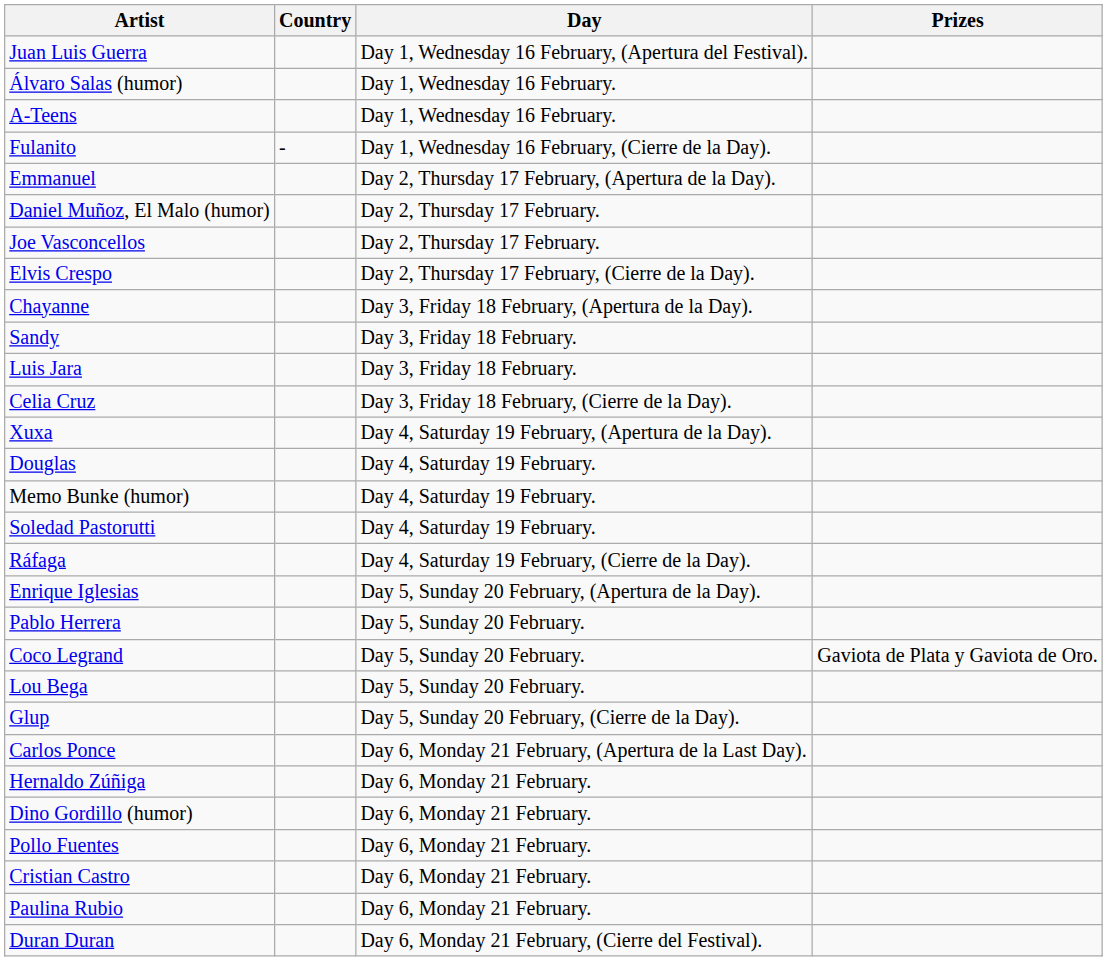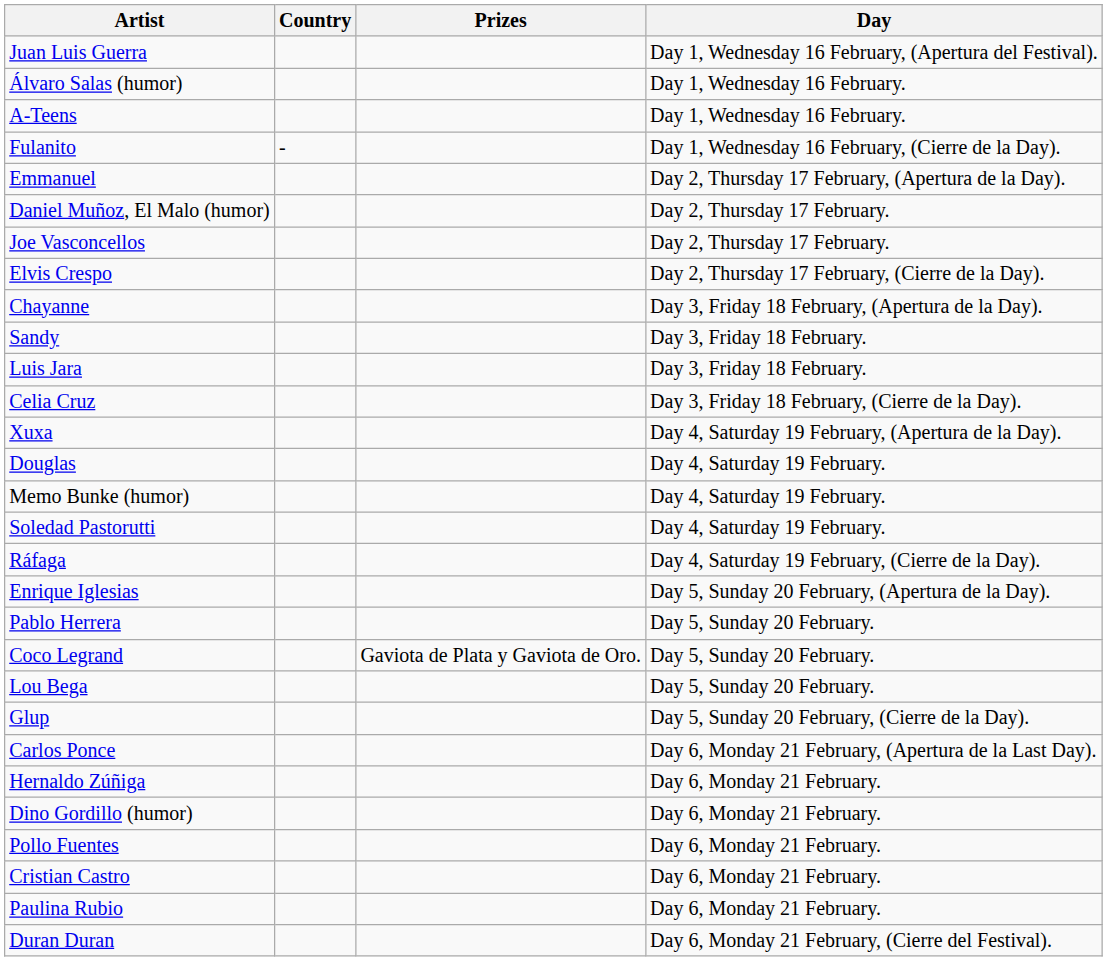columns swapped: (584, 20) <-> (958, 20)
